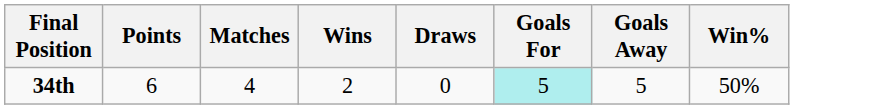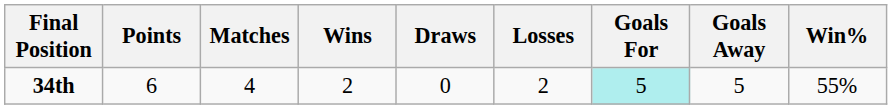+ column: (543, 36)
(739, 85) 50% -> (837, 85) 55%
